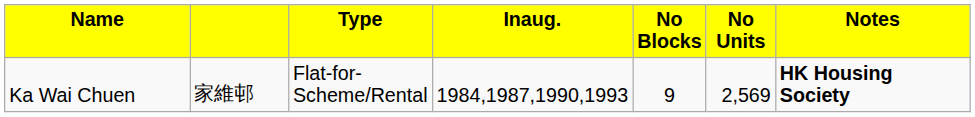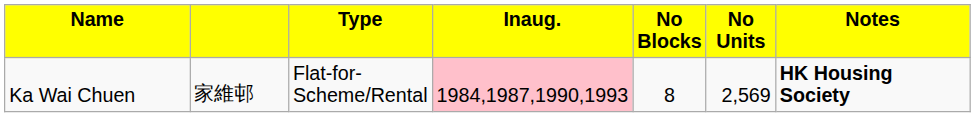(532, 95) no background -> (532, 95) pink background
(669, 95) 9 -> (669, 95) 8
